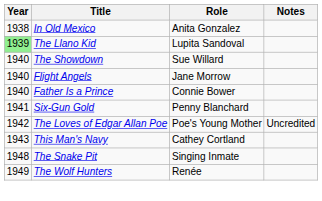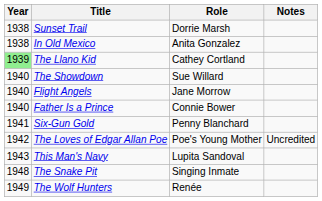+ row: (60, 28)
(208, 44) Lupita Sandoval -> (208, 60) Cathey Cortland
(208, 140) Cathey Cortland -> (208, 156) Lupita Sandoval
